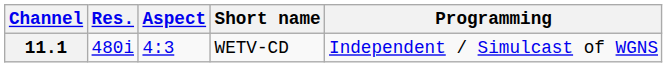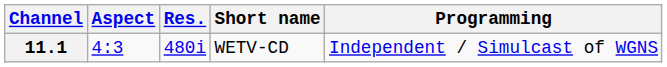columns swapped: (113, 19) <-> (174, 19)
